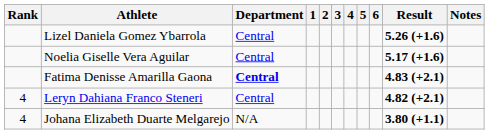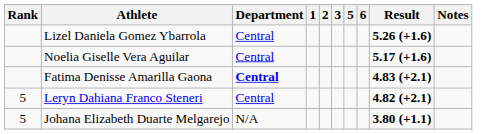- column: (351, 14)
(23, 98) 4 -> (23, 98) 5
(23, 118) 4 -> (23, 118) 5
